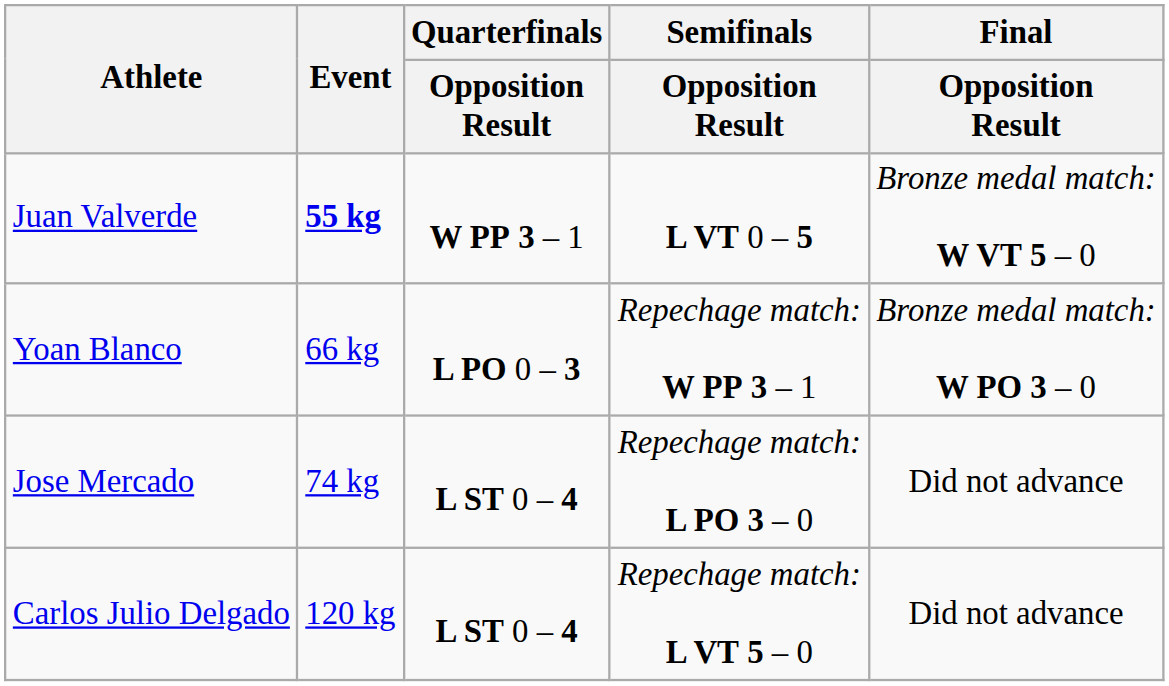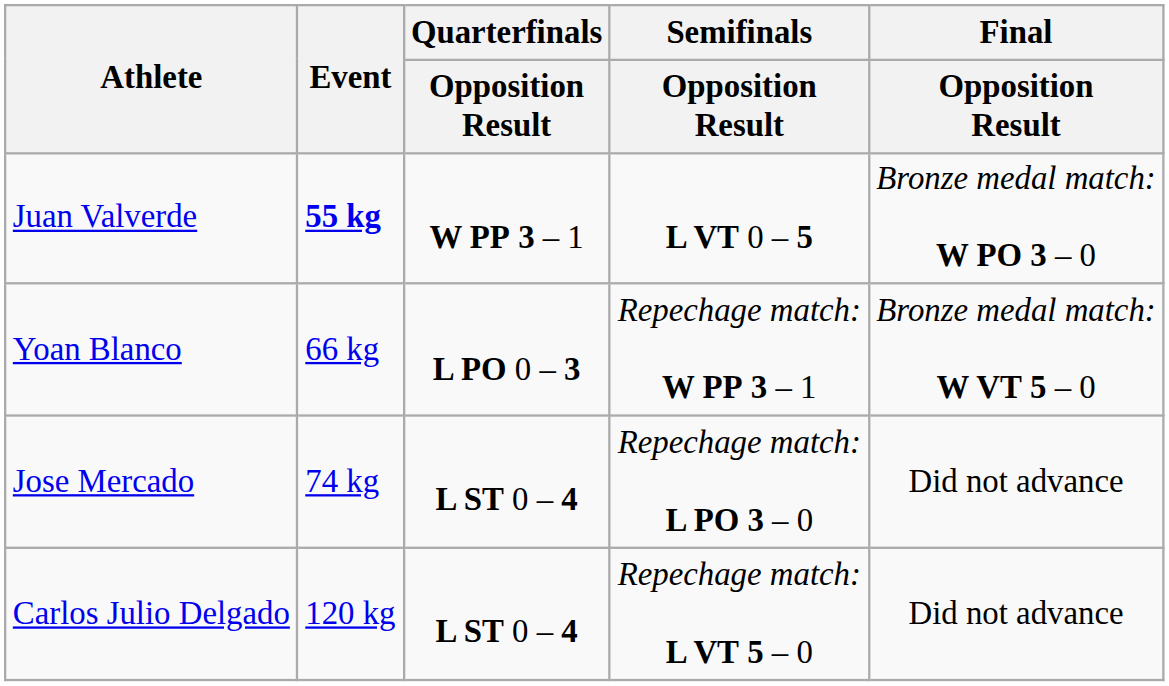(1016, 217) Bronze medal match: W VT 5 – 0 -> (1016, 217) Bronze medal match: W PO 3 – 0
(1016, 349) Bronze medal match: W PO 3 – 0 -> (1016, 349) Bronze medal match: W VT 5 – 0
